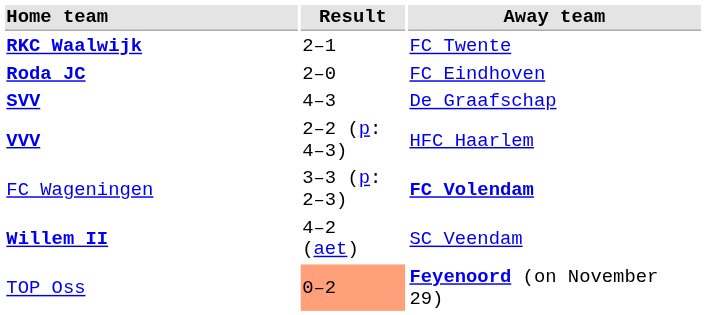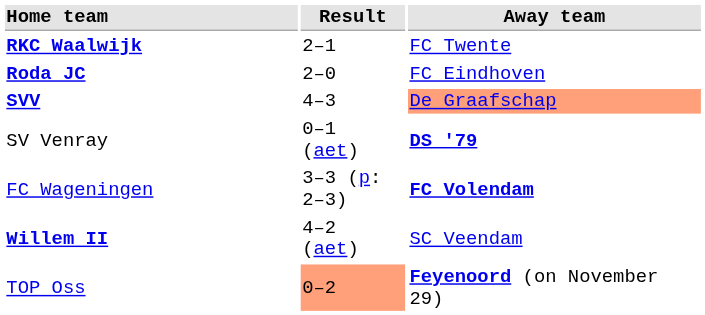(483, 101) no background -> (483, 101) lightsalmon background
+ row: (57, 140)
- row: (23, 140)
